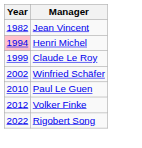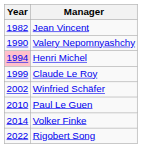+ row: (84, 43)
(17, 105) 2012 -> (17, 120) 2014
